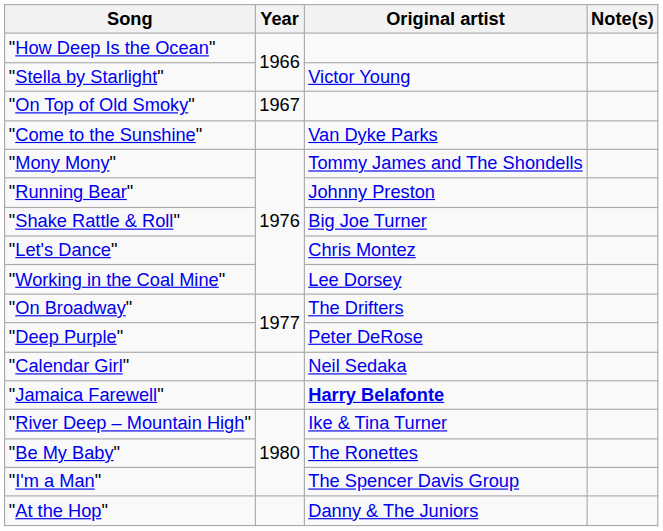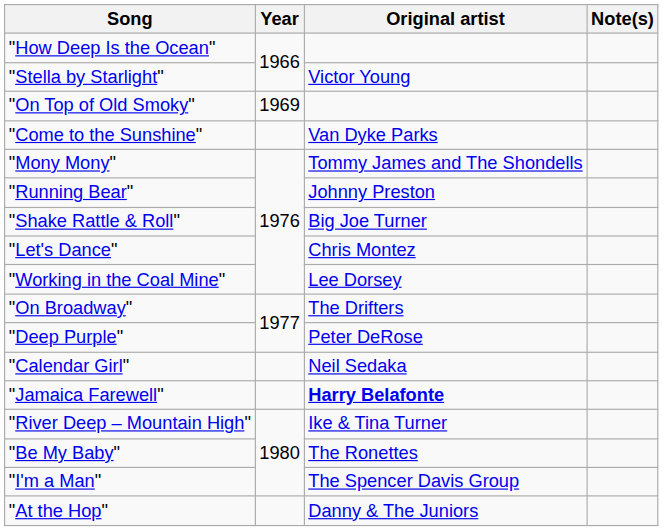(280, 105) 1967 -> (280, 105) 1969
